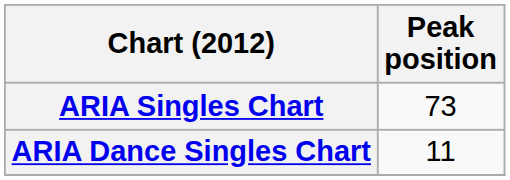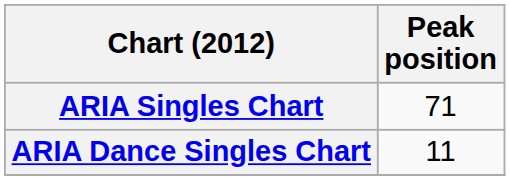(441, 105) 73 -> (441, 105) 71
